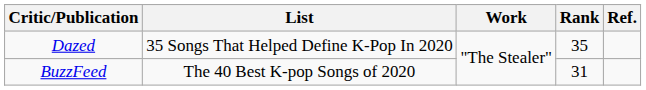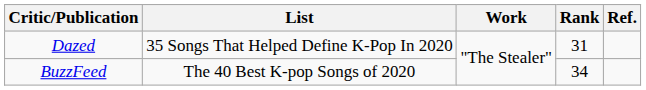(580, 44) 35 -> (580, 44) 31
(580, 71) 31 -> (580, 71) 34
